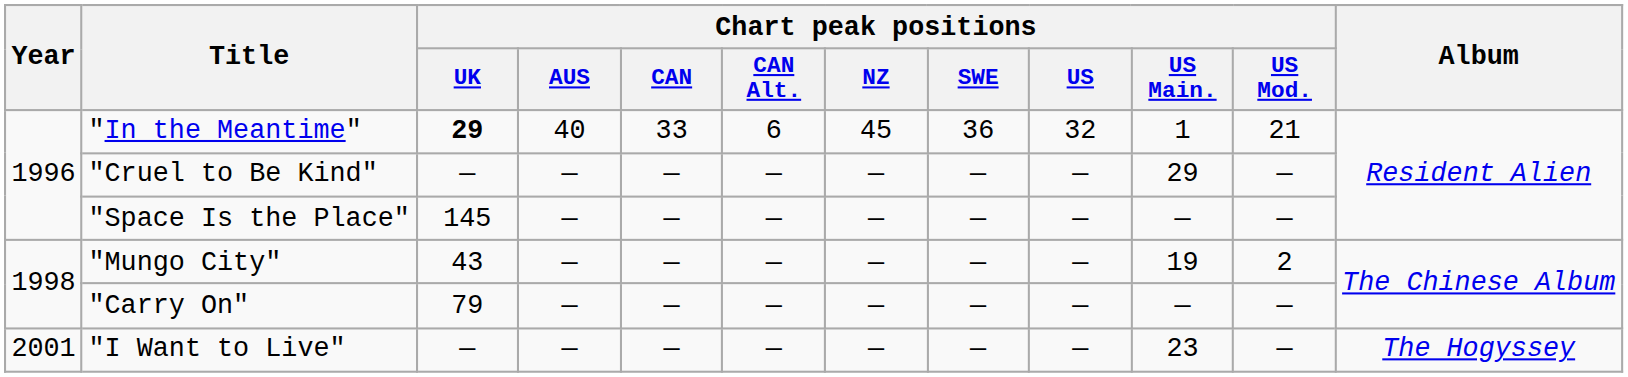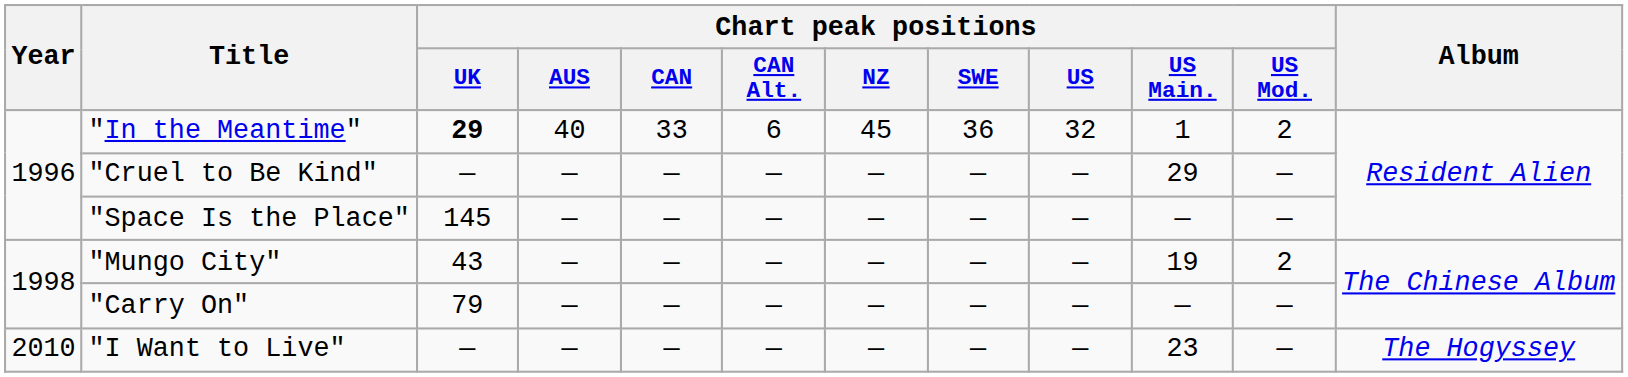(1285, 131) 21 -> (1285, 131) 2
(44, 349) 2001 -> (44, 349) 2010
